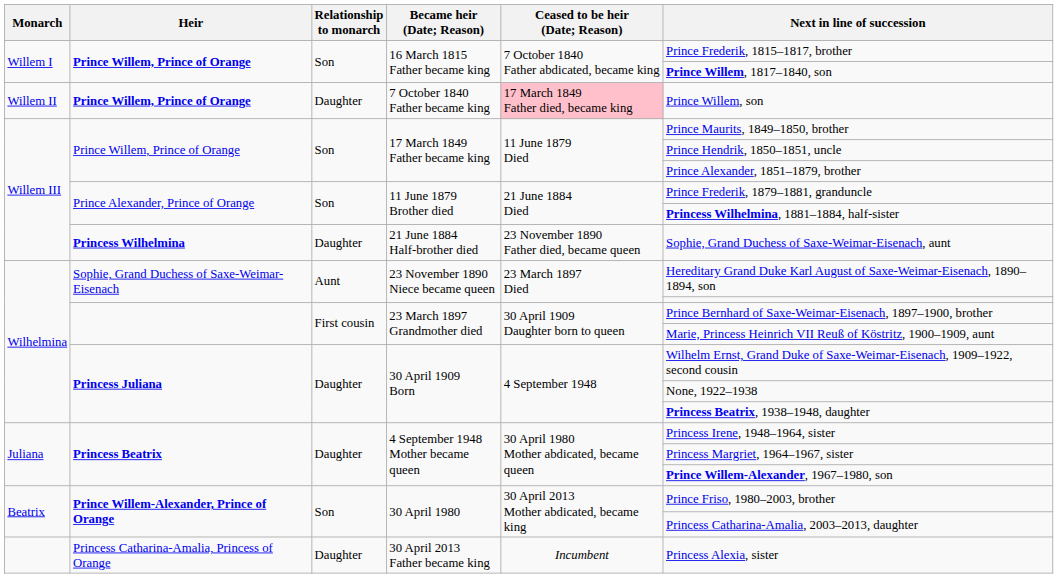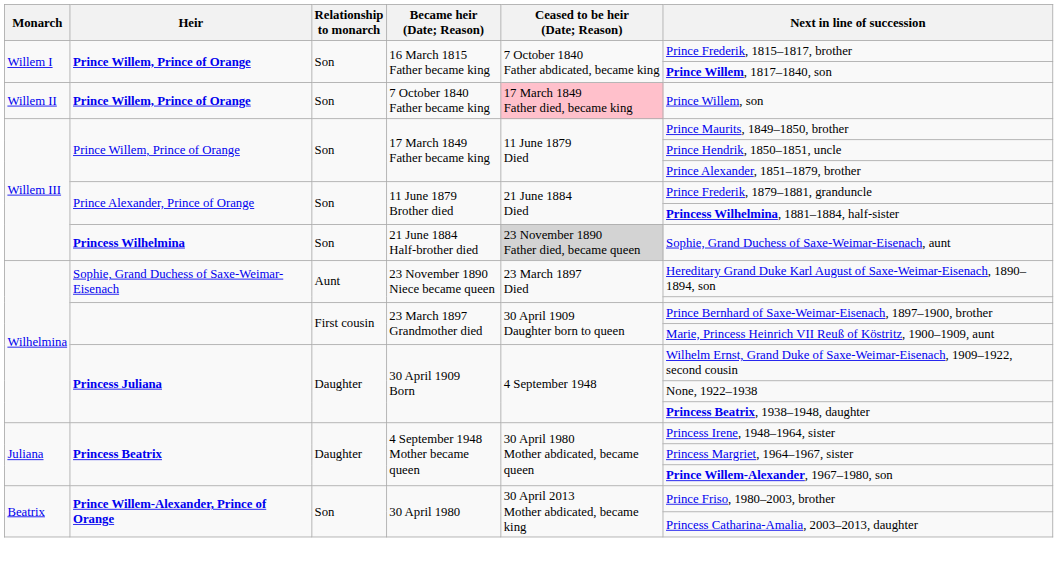(338, 101) Daughter -> (325, 101) Son
(338, 242) Daughter -> (325, 242) Son
(572, 242) no background -> (572, 242) lightgrey background
- row: (173, 555)
